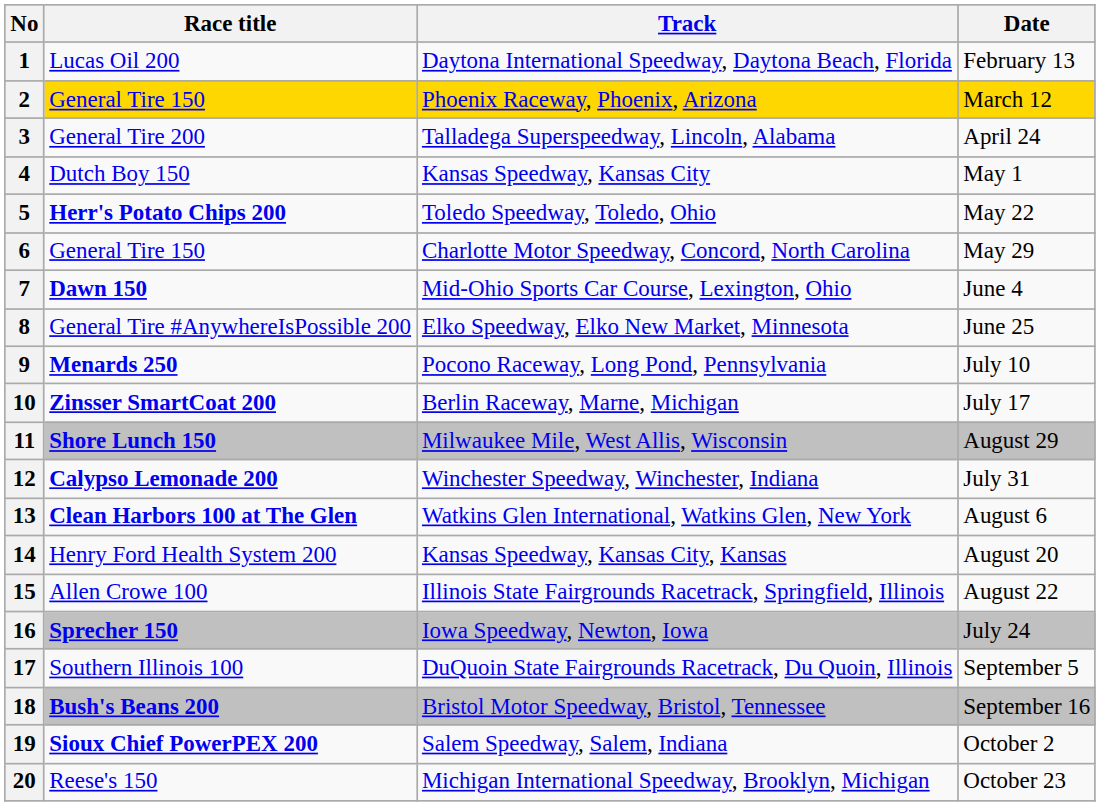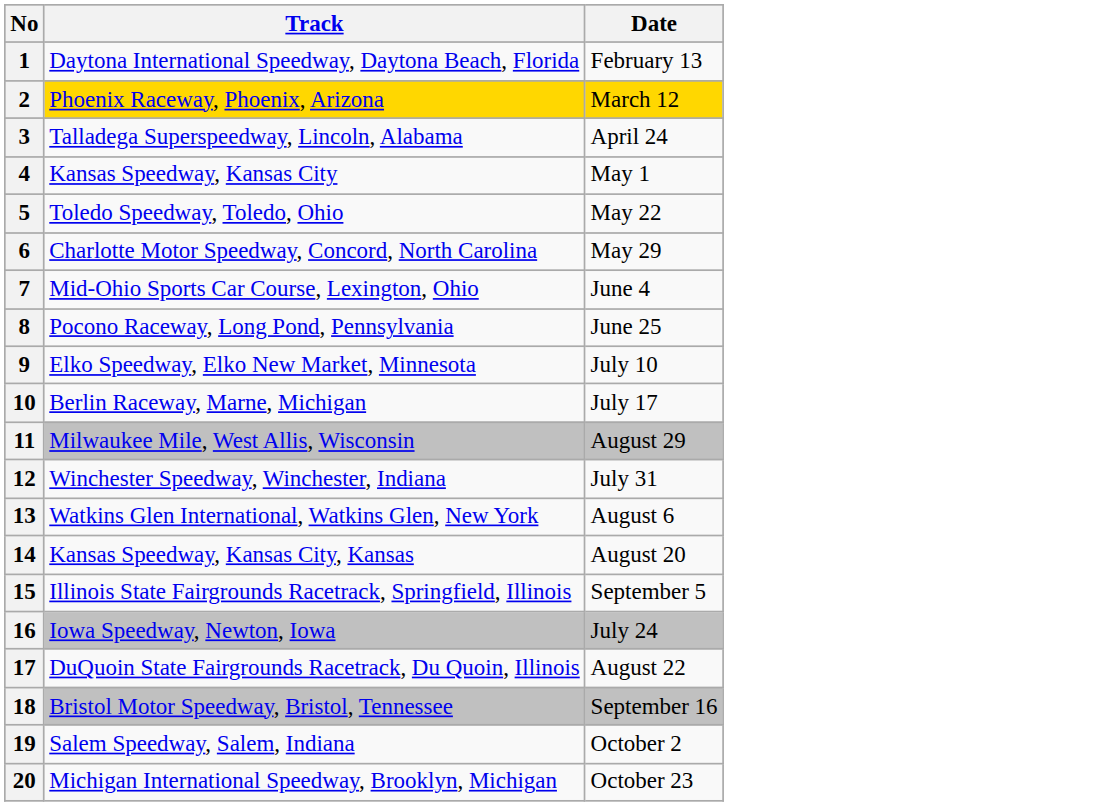- column: (230, 23)
(635, 326) Elko Speedway, Elko New Market, Minnesota -> (251, 326) Pocono Raceway, Long Pond, Pennsylvania
(624, 364) Pocono Raceway, Long Pond, Pennsylvania -> (263, 364) Elko Speedway, Elko New Market, Minnesota
(1011, 591) August 22 -> (648, 591) September 5
(1021, 667) September 5 -> (638, 667) August 22
